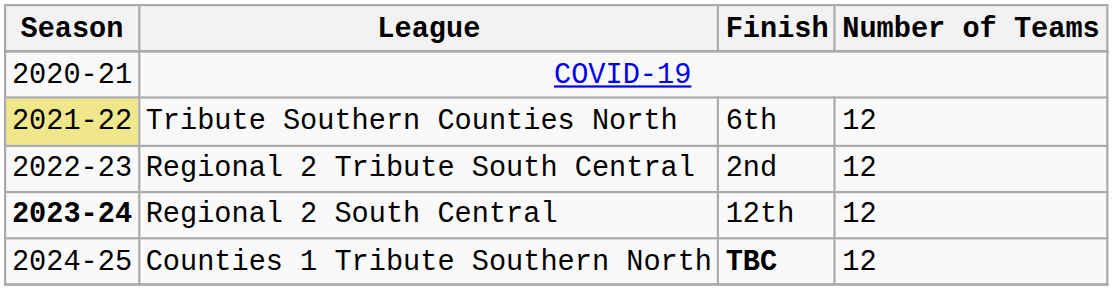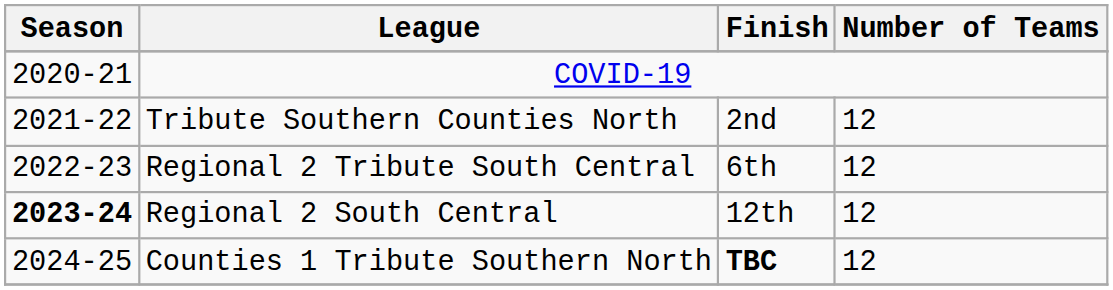(72, 122) khaki background -> (72, 122) no background
(751, 122) 6th -> (751, 122) 2nd
(751, 168) 2nd -> (751, 168) 6th
